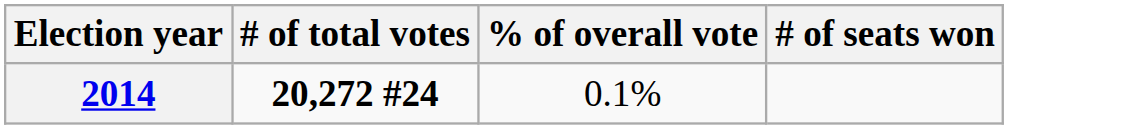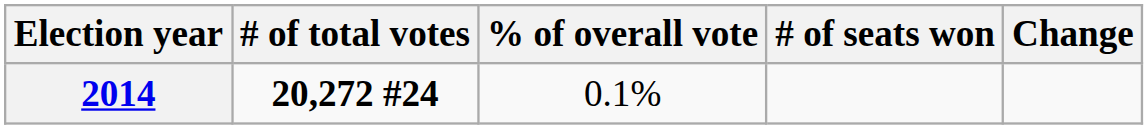+ column: (1073, 33)
